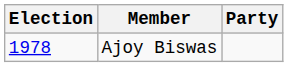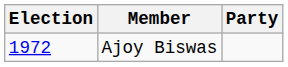(30, 48) 1978 -> (30, 48) 1972
